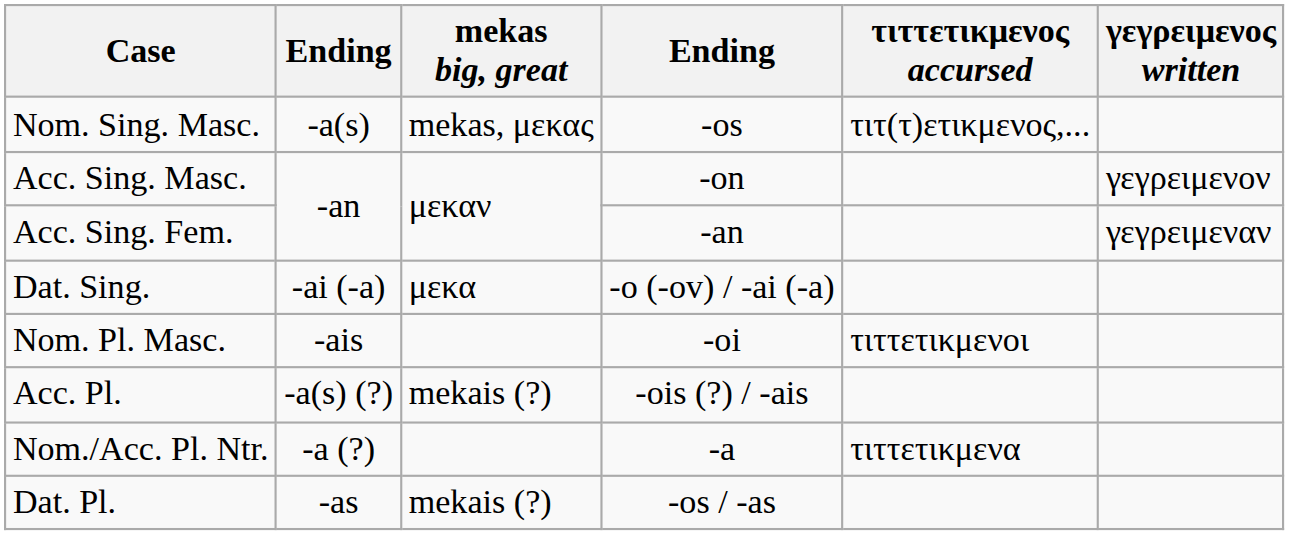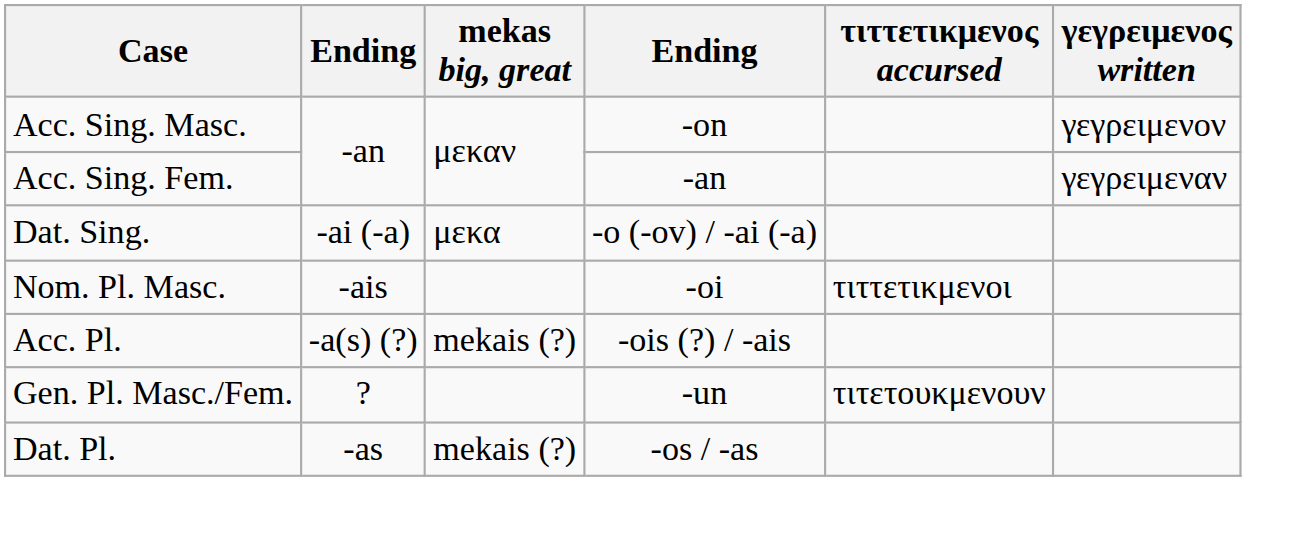- row: (136, 123)
- row: (141, 448)
+ row: (153, 394)
